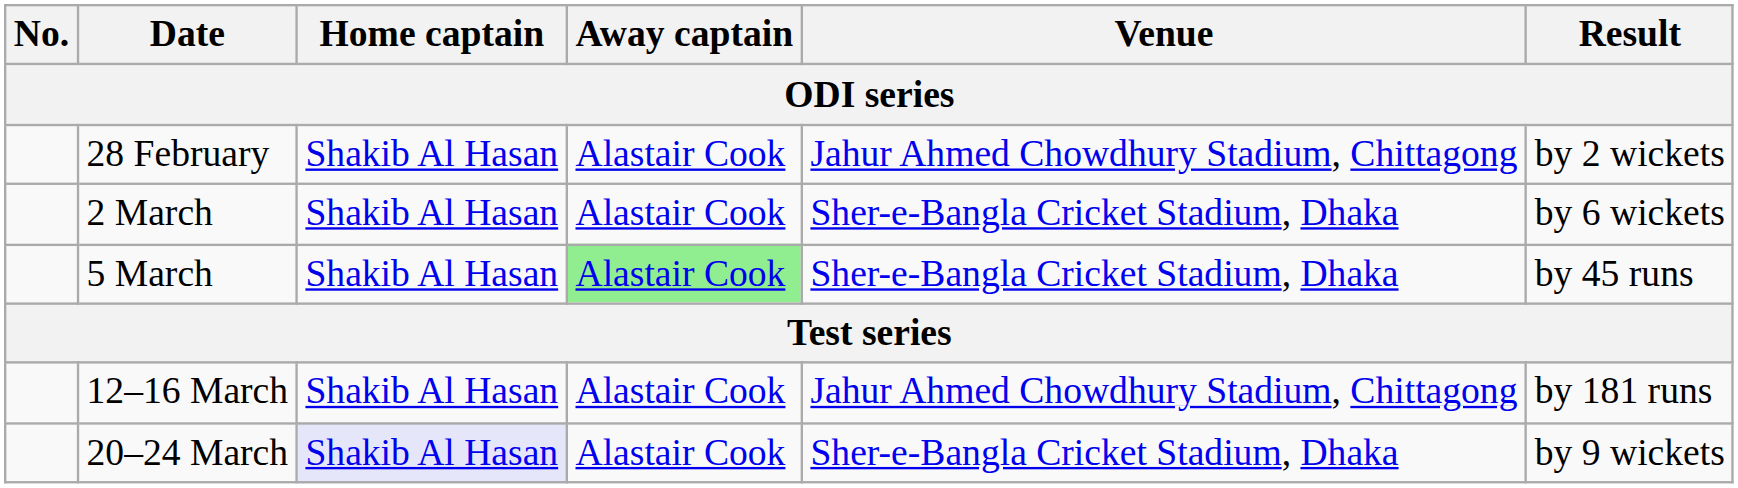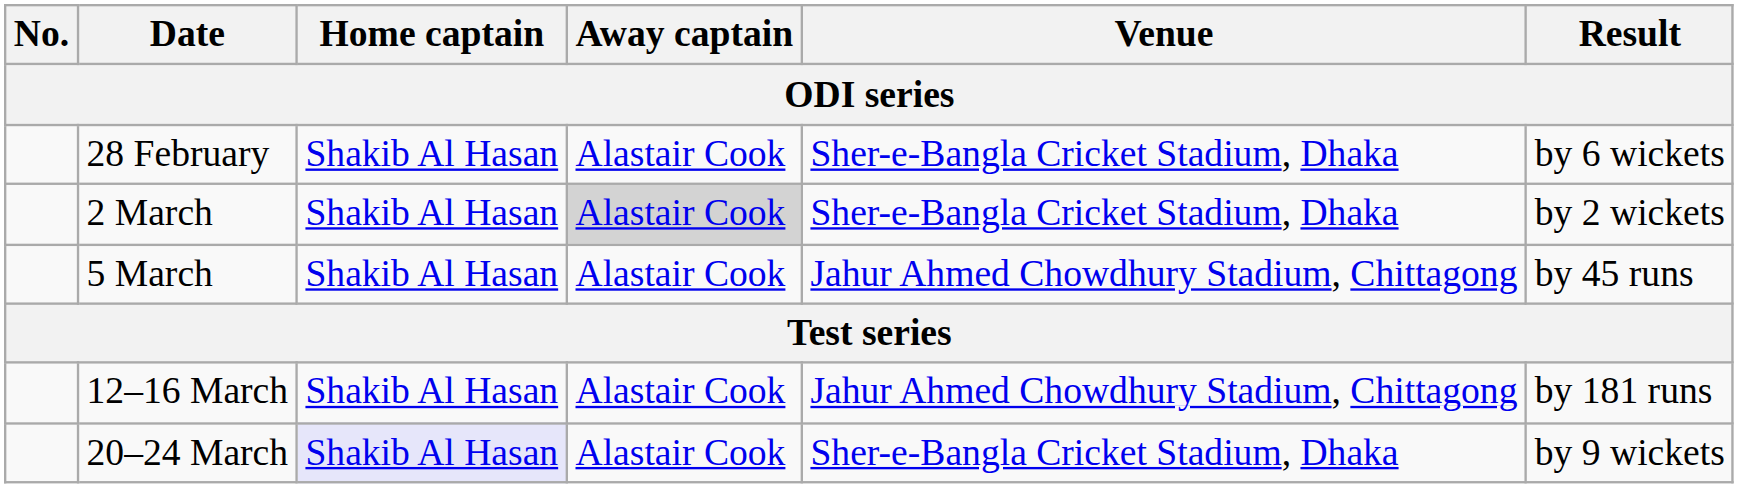(1164, 153) Jahur Ahmed Chowdhury Stadium, Chittagong -> (1104, 153) Sher-e-Bangla Cricket Stadium, Dhaka
(1630, 153) by 2 wickets -> (1630, 153) by 6 wickets
(680, 213) no background -> (680, 213) lightgrey background
(1630, 213) by 6 wickets -> (1630, 213) by 2 wickets
(680, 272) lightgreen background -> (680, 272) no background
(1104, 272) Sher-e-Bangla Cricket Stadium, Dhaka -> (1164, 272) Jahur Ahmed Chowdhury Stadium, Chittagong
